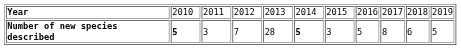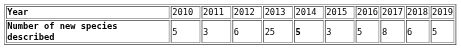(175, 31) bold -> (175, 31) normal
(236, 31) 7 -> (236, 31) 6
(270, 31) 28 -> (270, 31) 25
